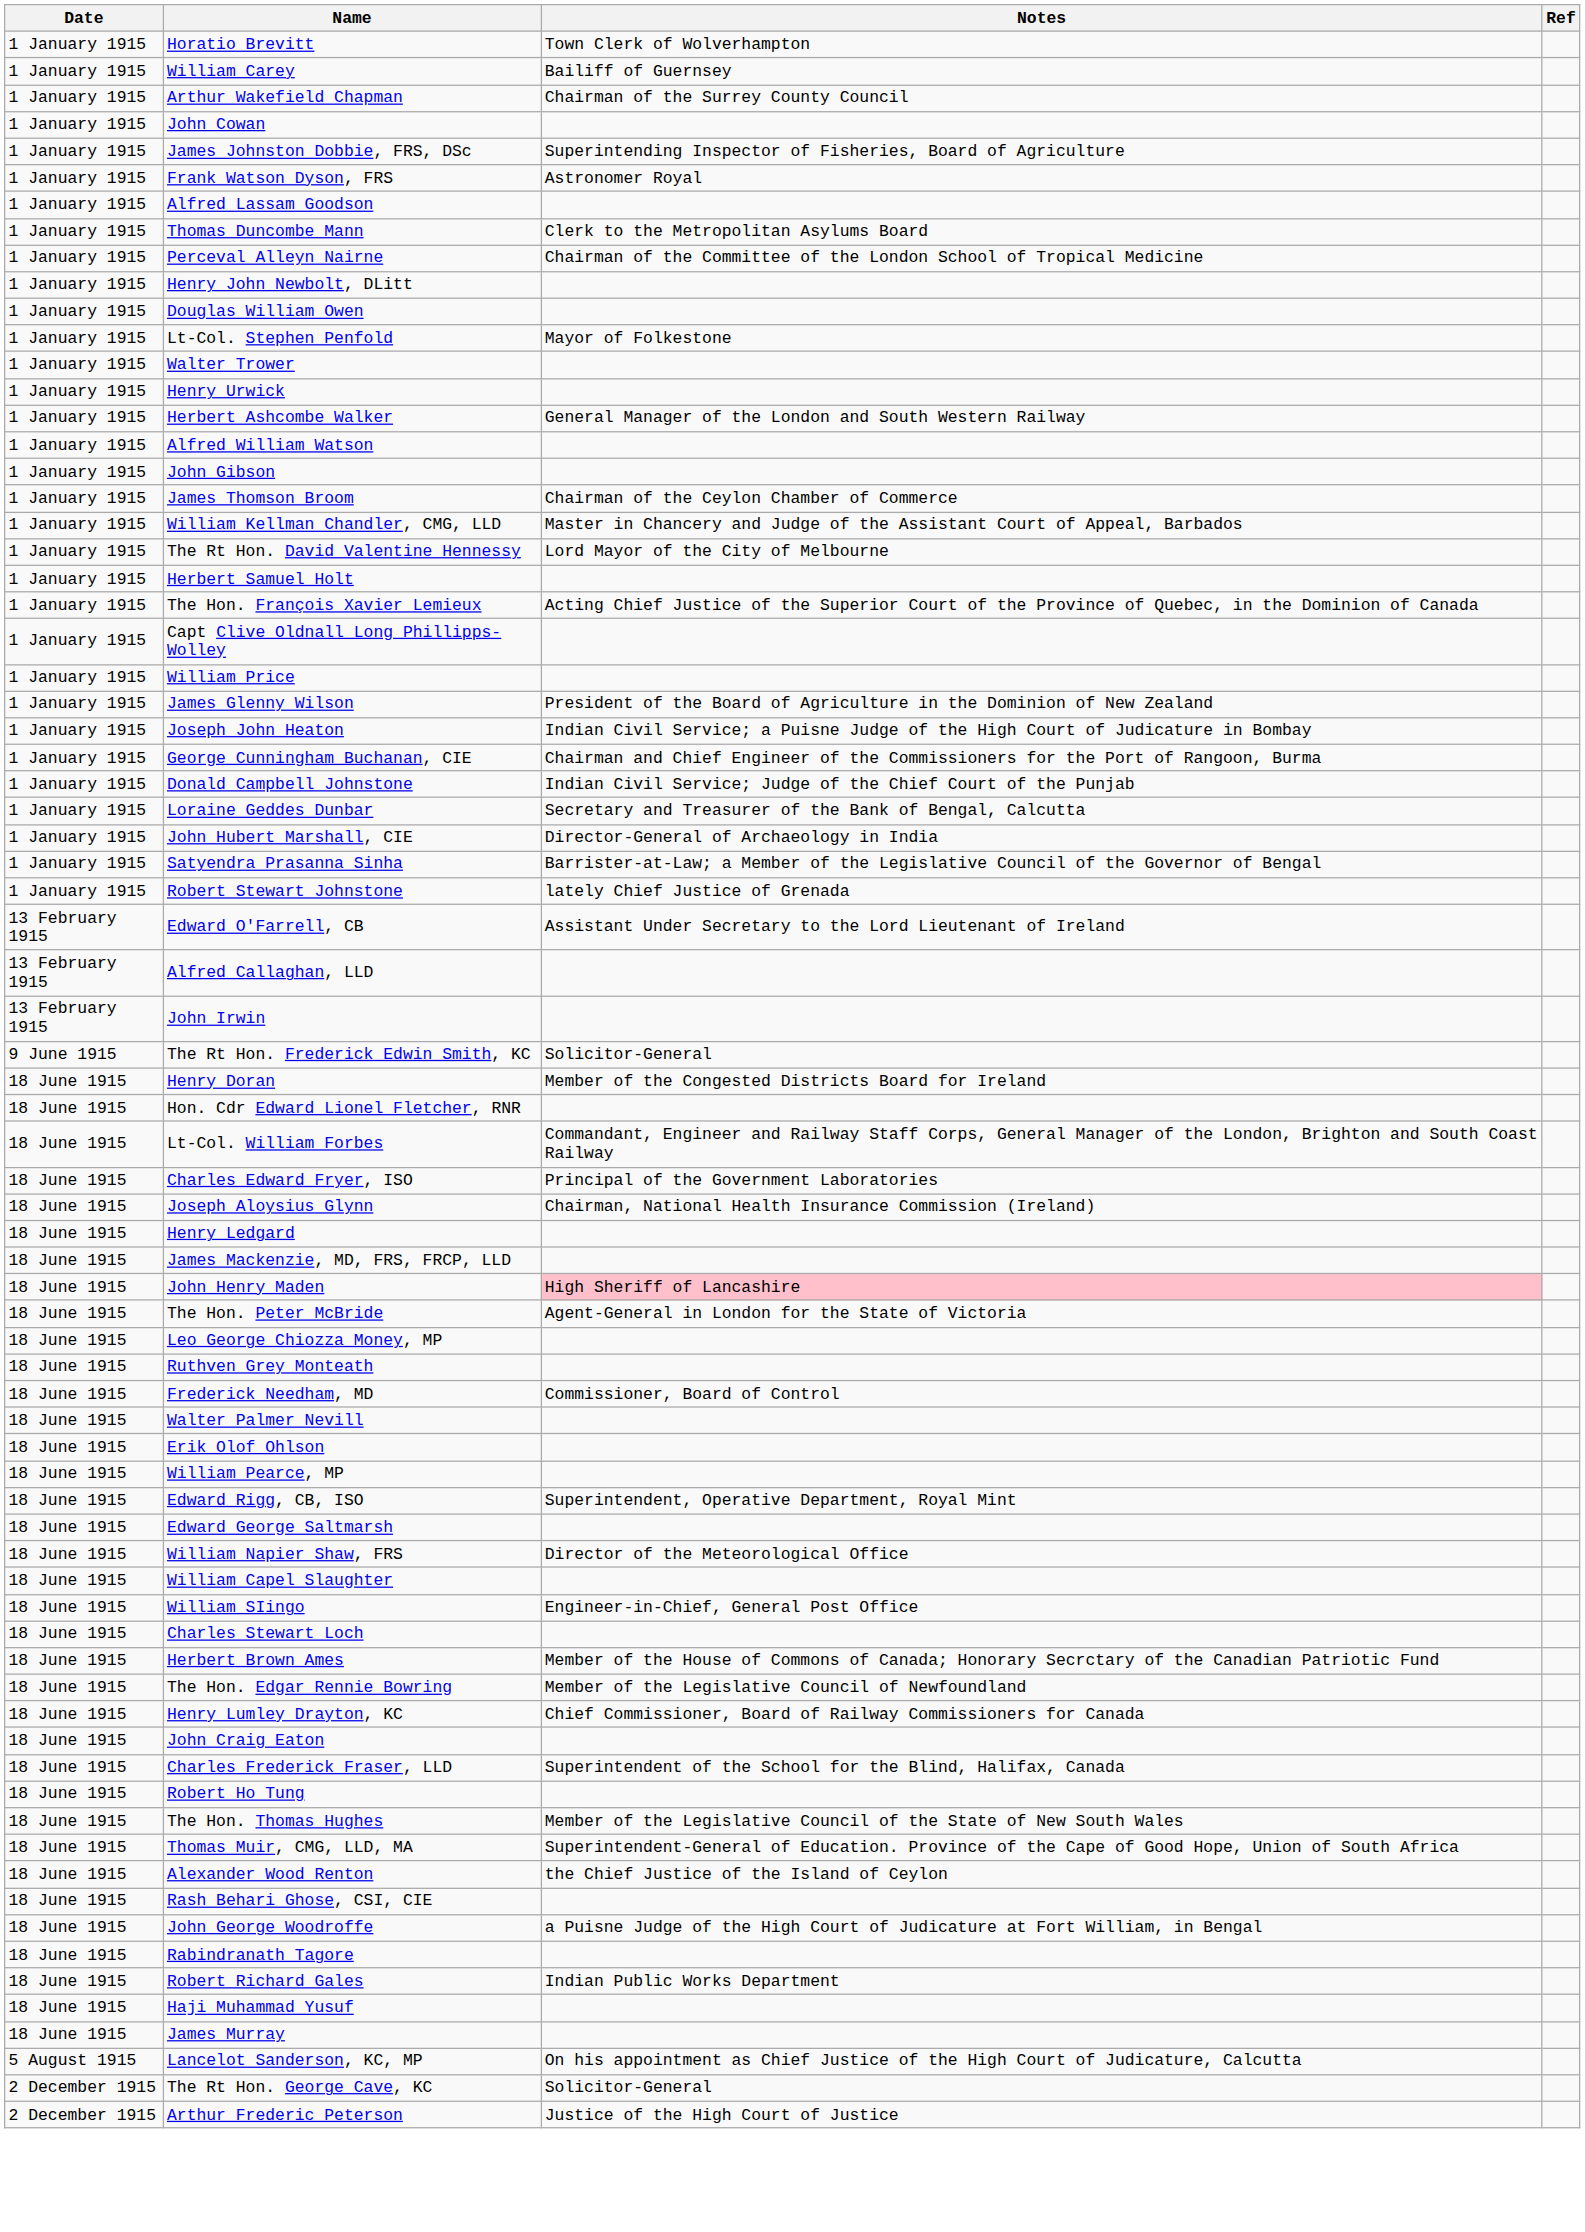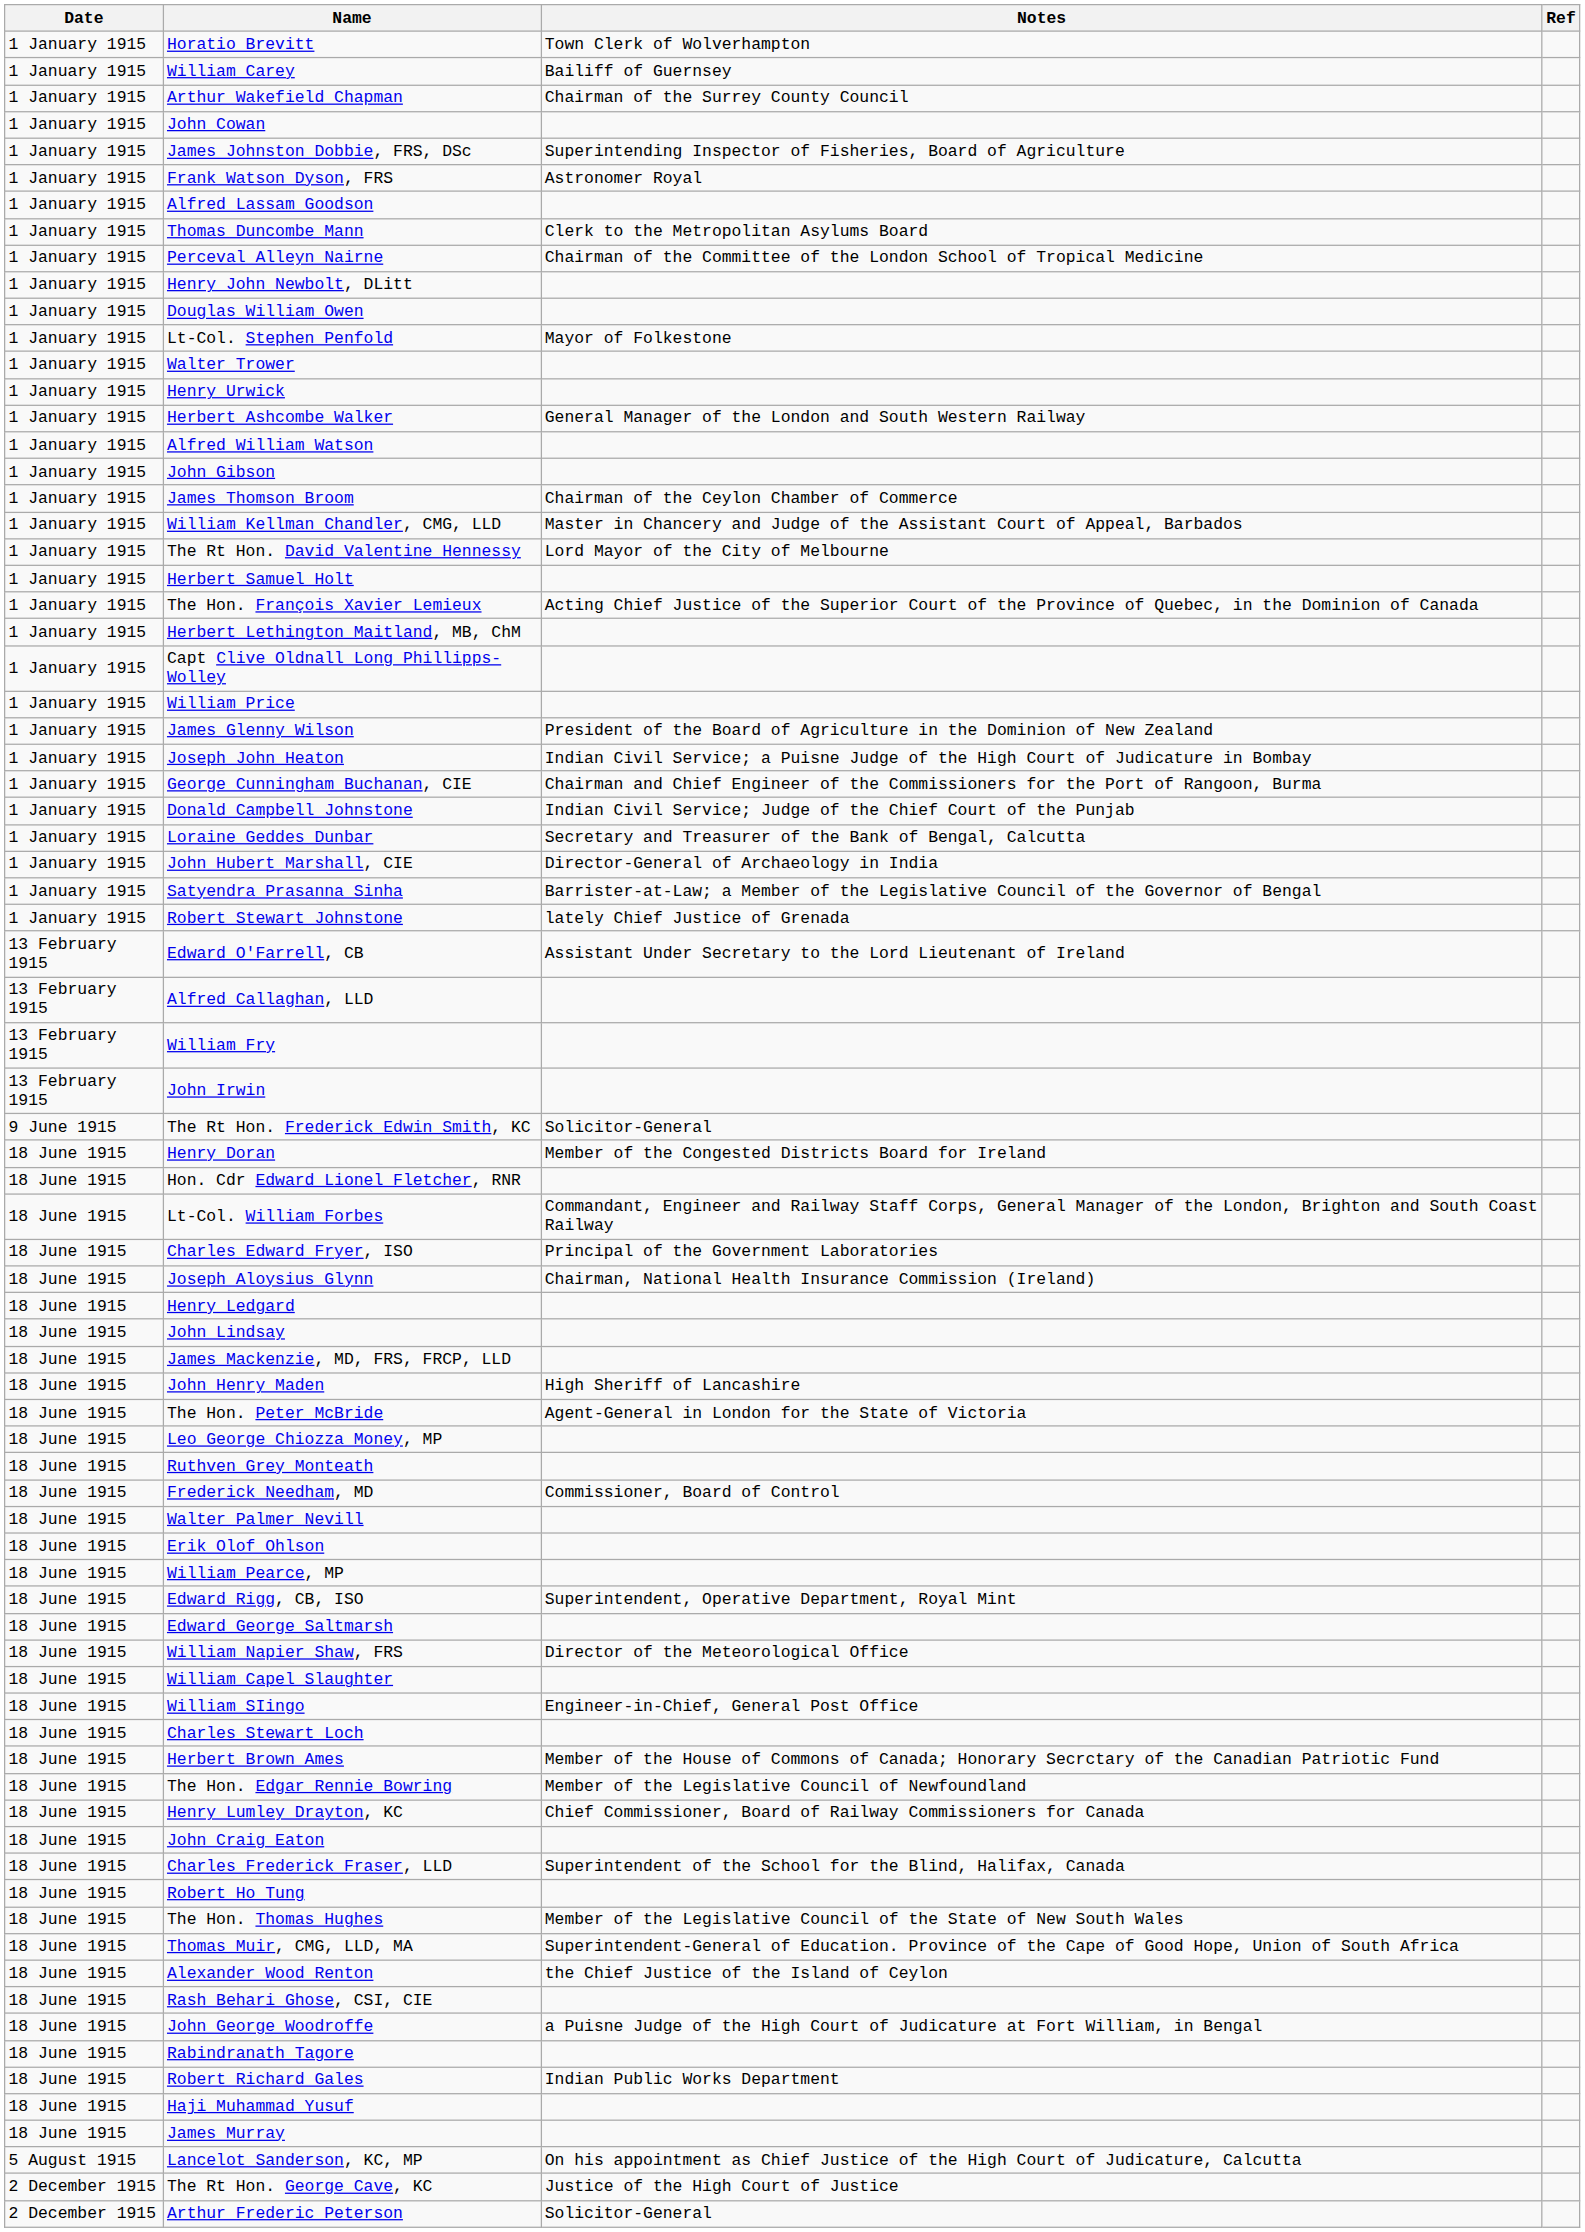+ row: (344, 632)
+ row: (221, 1045)
+ row: (226, 1333)
(673, 1287) pink background -> (673, 1386) no background
(628, 2088) Solicitor-General -> (722, 2187) Justice of the High Court of Justice
(722, 2115) Justice of the High Court of Justice -> (628, 2214) Solicitor-General
